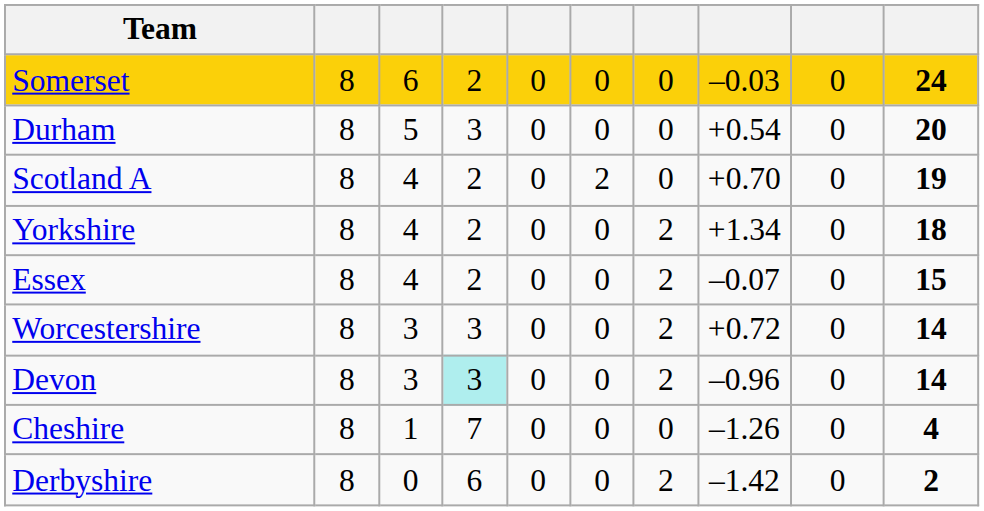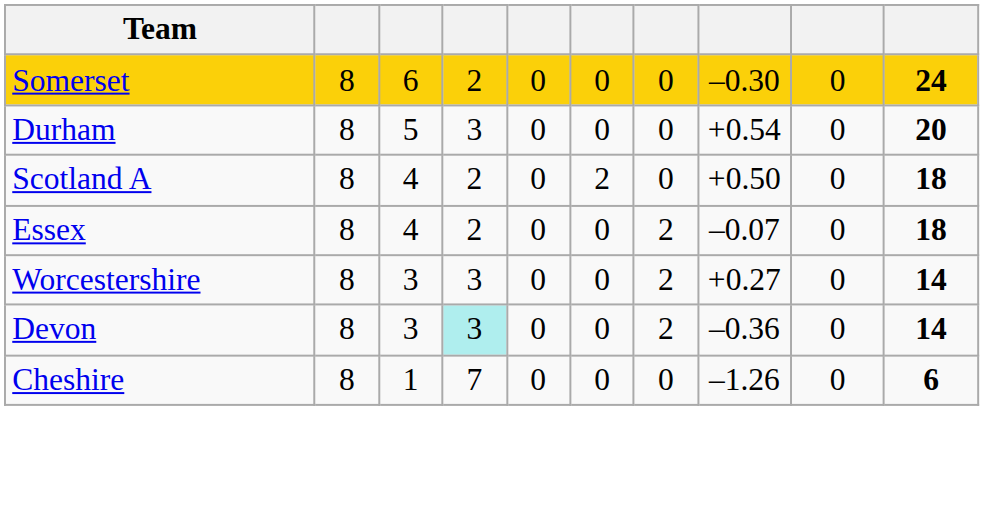(744, 79) –0.03 -> (744, 79) –0.30
(744, 179) +0.70 -> (744, 179) +0.50
(931, 179) 19 -> (931, 179) 18
- row: (74, 229)
(931, 279) 15 -> (931, 229) 18
(744, 329) +0.72 -> (744, 279) +0.27
(744, 379) –0.96 -> (744, 329) –0.36
(931, 429) 4 -> (931, 379) 6
- row: (82, 479)
